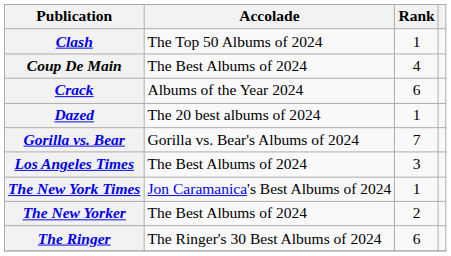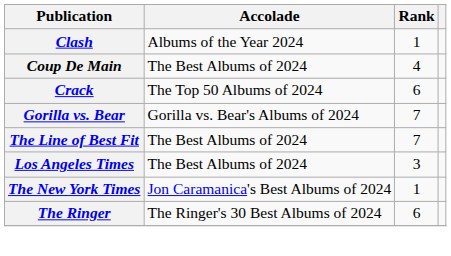(235, 41) The Top 50 Albums of 2024 -> (225, 41) Albums of the Year 2024
(225, 90) Albums of the Year 2024 -> (235, 90) The Top 50 Albums of 2024
- row: (74, 115)
+ row: (74, 139)
- row: (74, 213)
